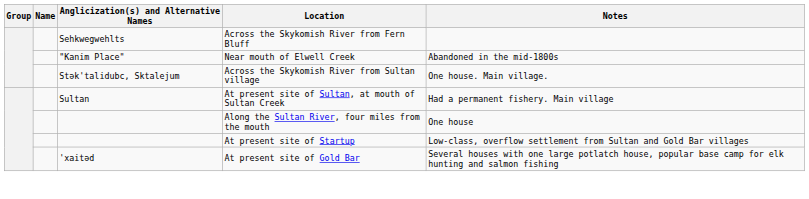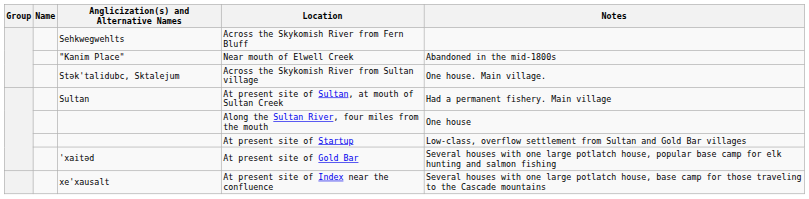+ row: (306, 182)
